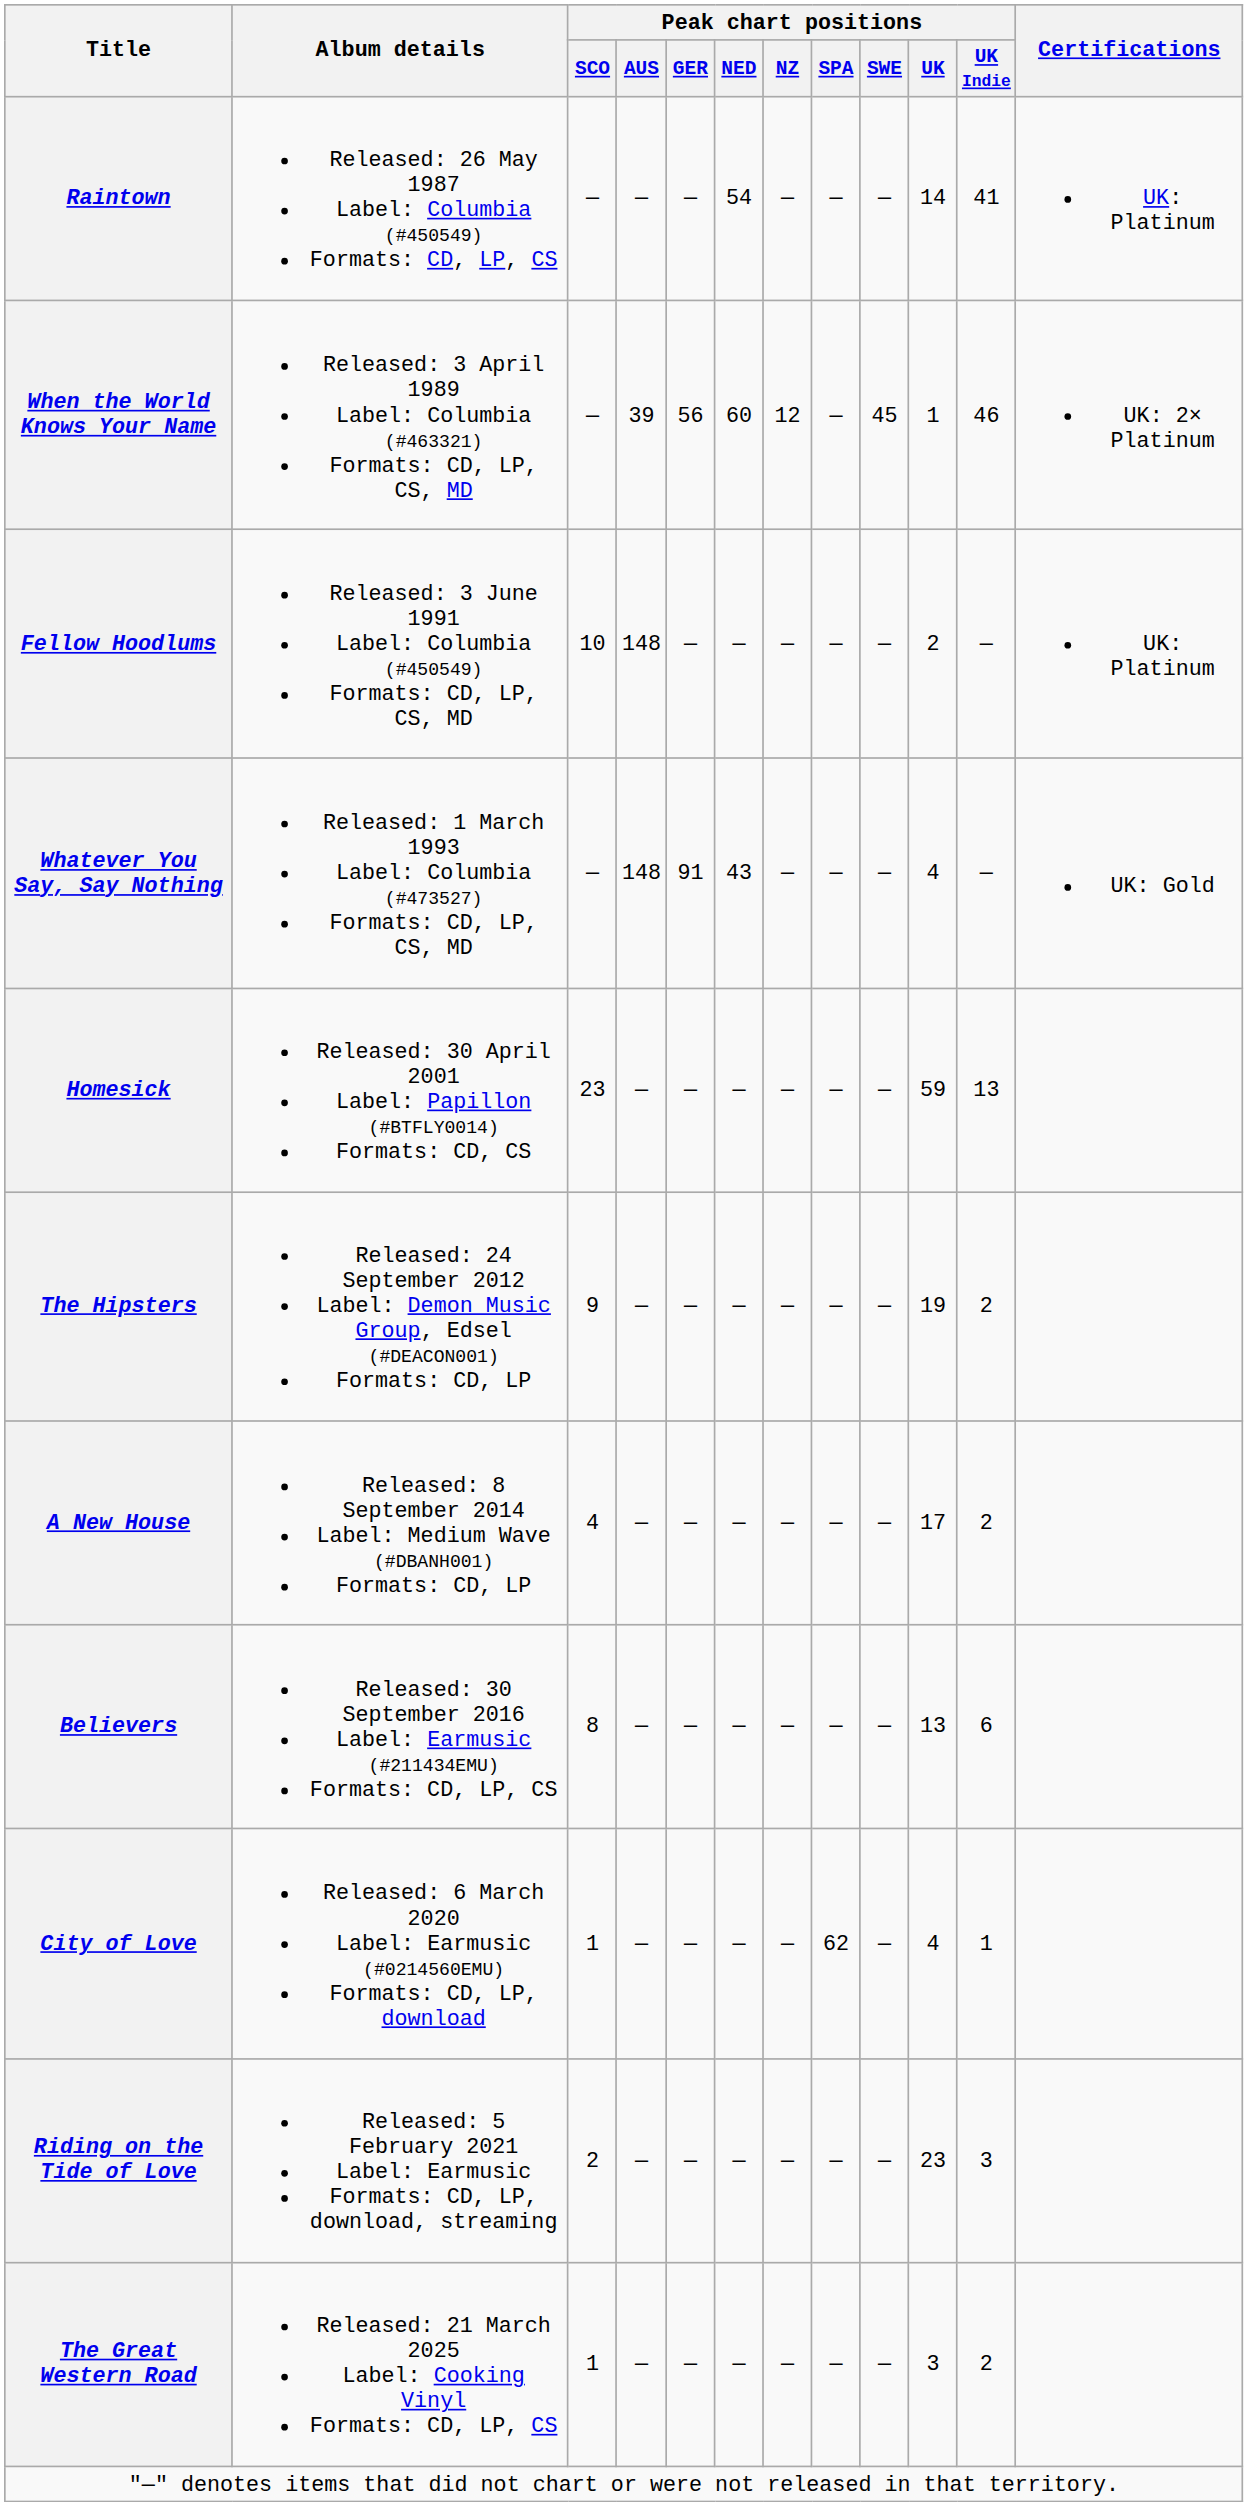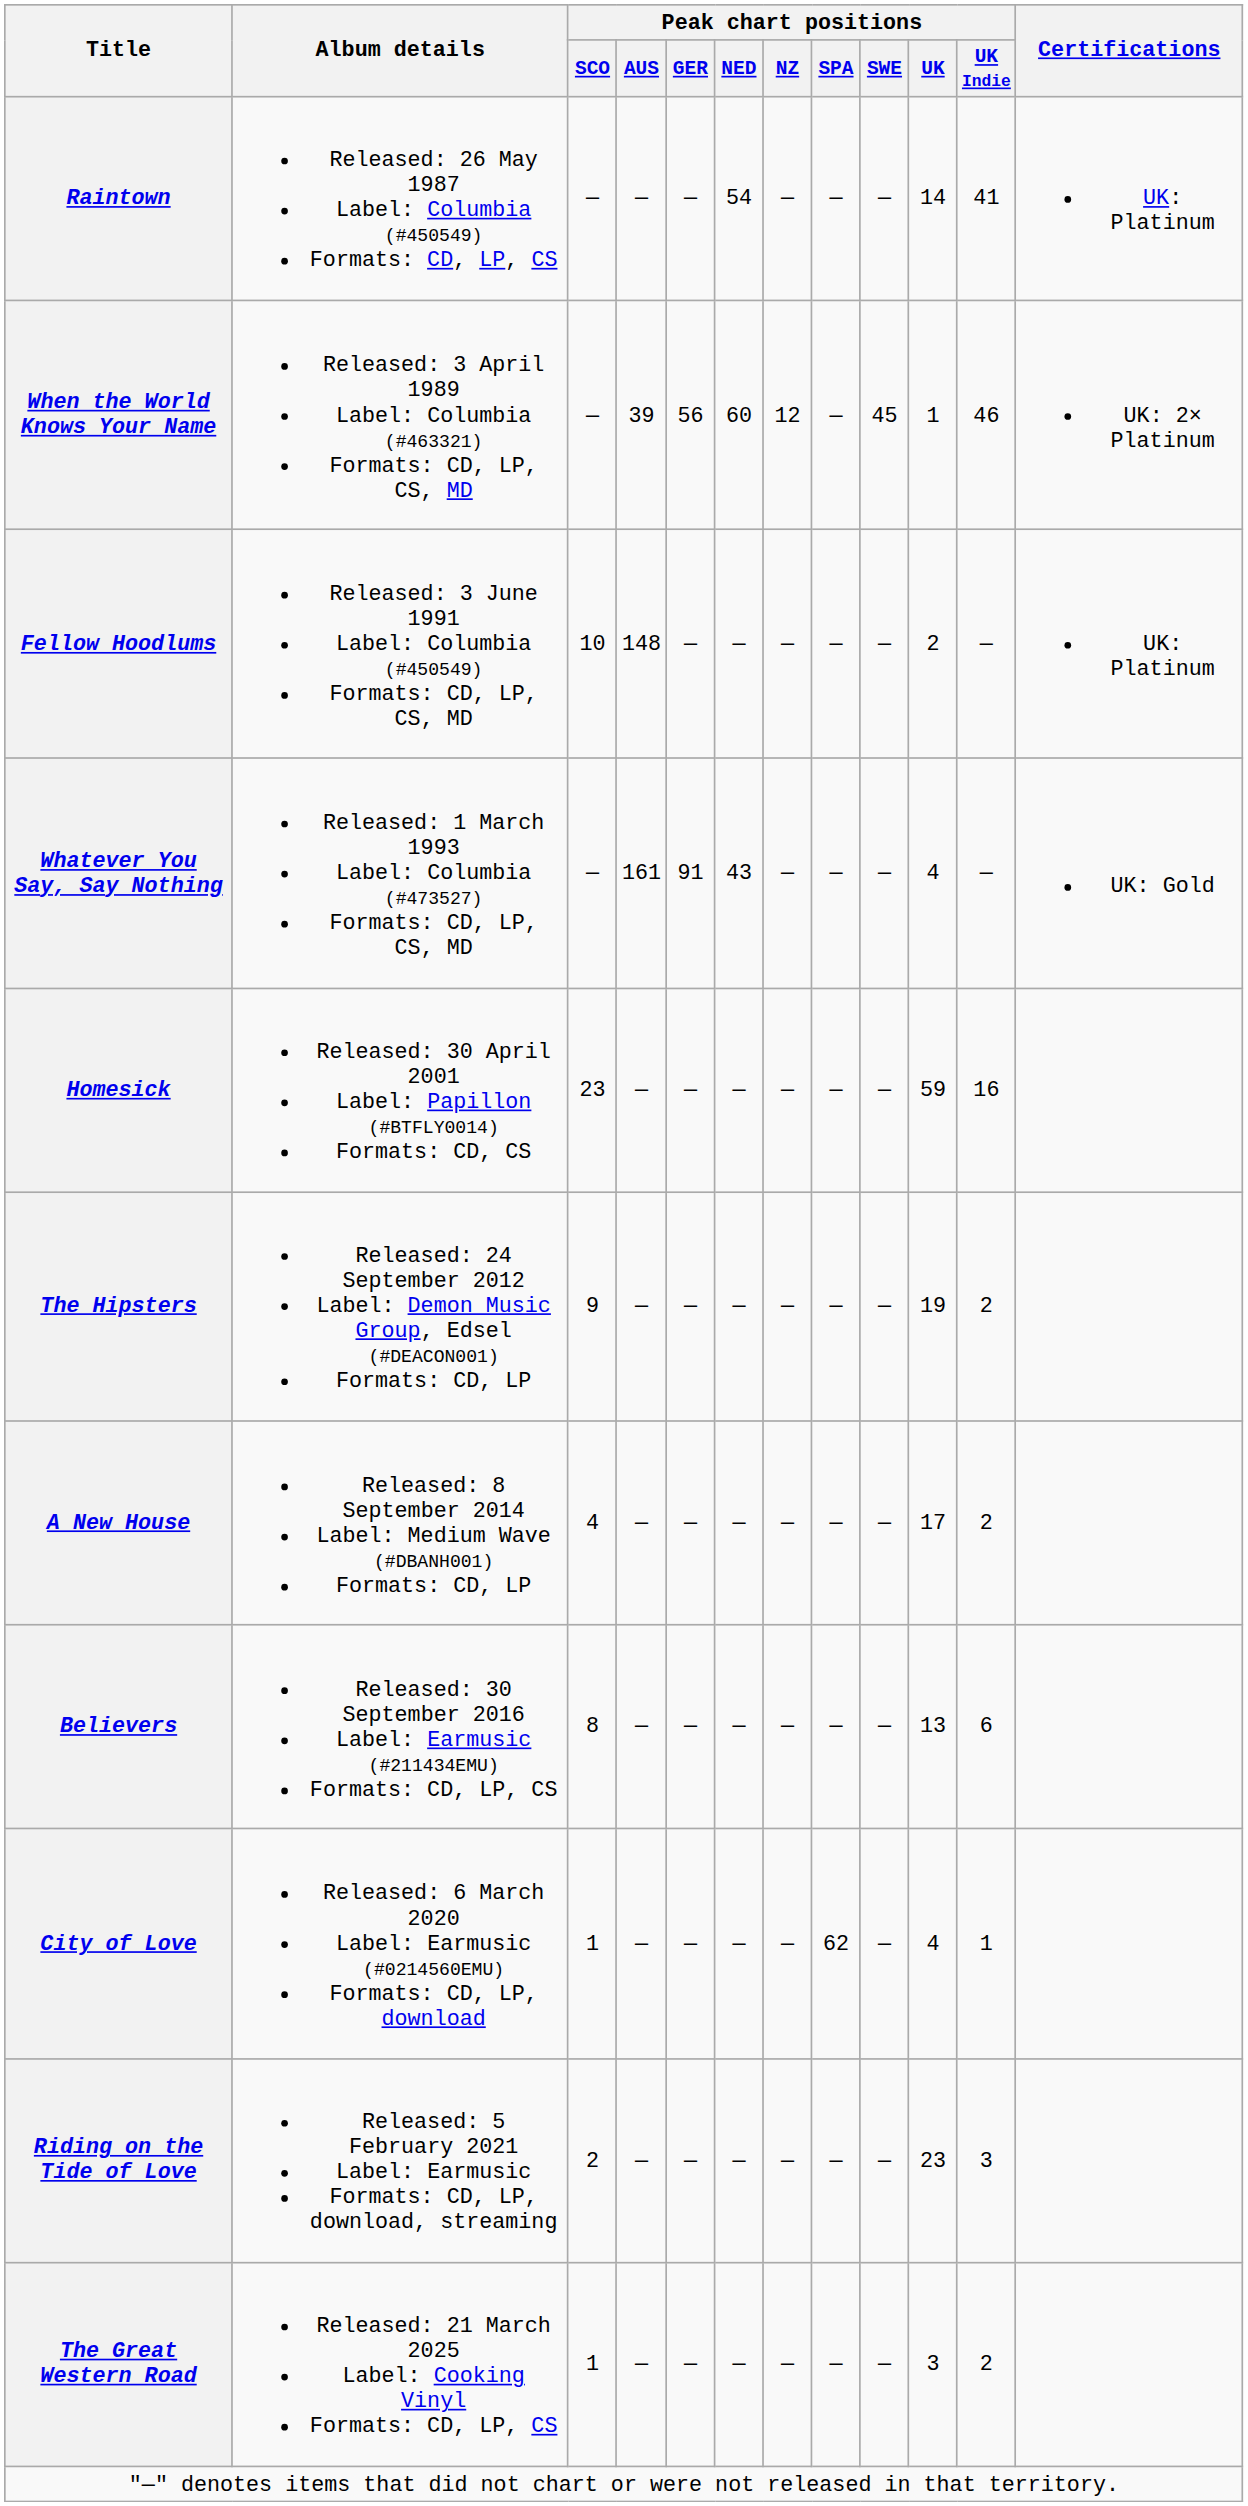(641, 873) 148 -> (641, 873) 161
(986, 1090) 13 -> (986, 1090) 16
